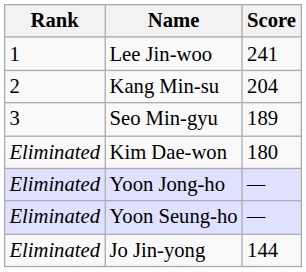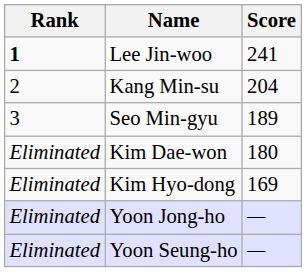(15, 53) normal -> (15, 53) bold
+ row: (172, 184)
- row: (157, 250)
